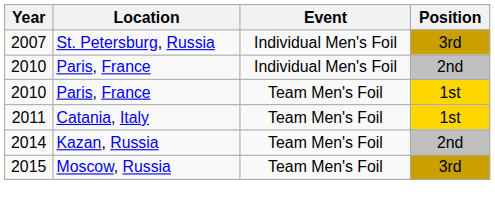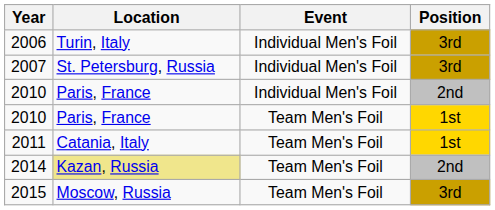+ row: (29, 42)
(108, 143) no background -> (108, 168) khaki background
